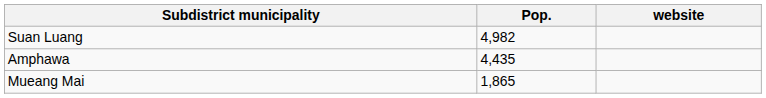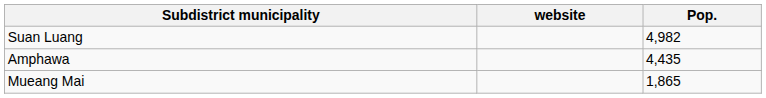columns swapped: (537, 15) <-> (679, 15)
